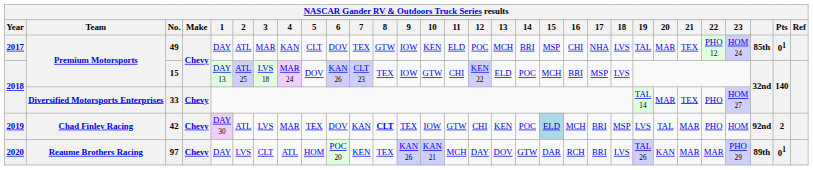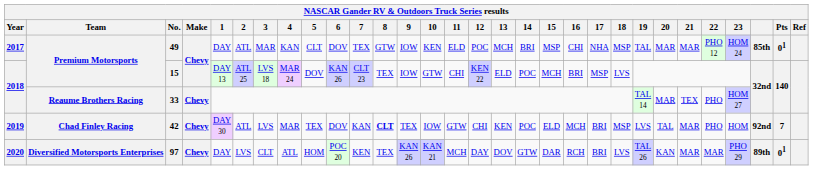(622, 47) LVS -> (622, 47) MSP
(690, 47) TEX -> (690, 47) MAR
(96, 100) Diversified Motorsports Enterprises -> (96, 100) Reaume Brothers Racing
(551, 126) lightblue background -> (551, 126) no background
(782, 126) 2 -> (782, 126) 7
(96, 152) Reaume Brothers Racing -> (96, 152) Diversified Motorsports Enterprises
